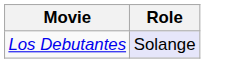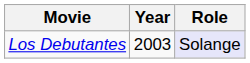+ column: (153, 17)
